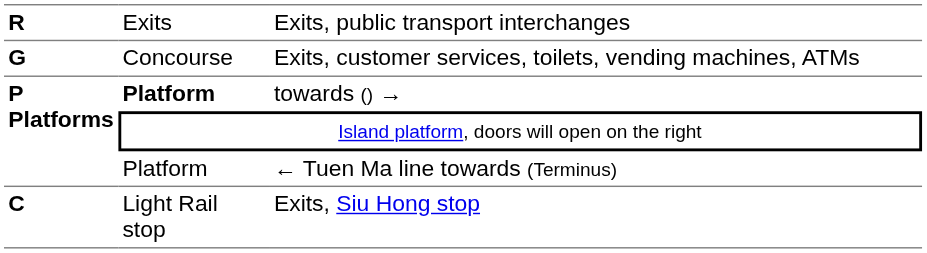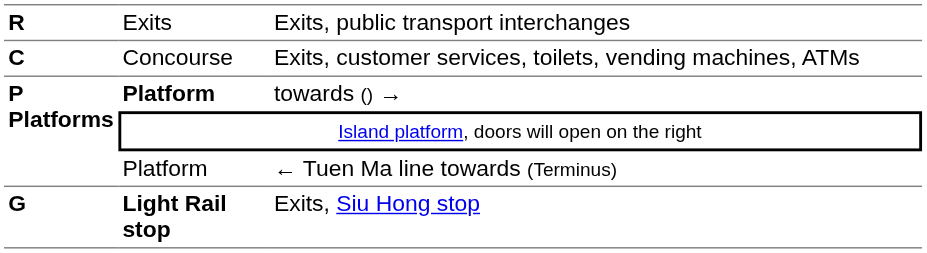(17, 58) G -> (17, 58) C
(17, 203) C -> (17, 203) G
(170, 216) normal -> (175, 216) bold
